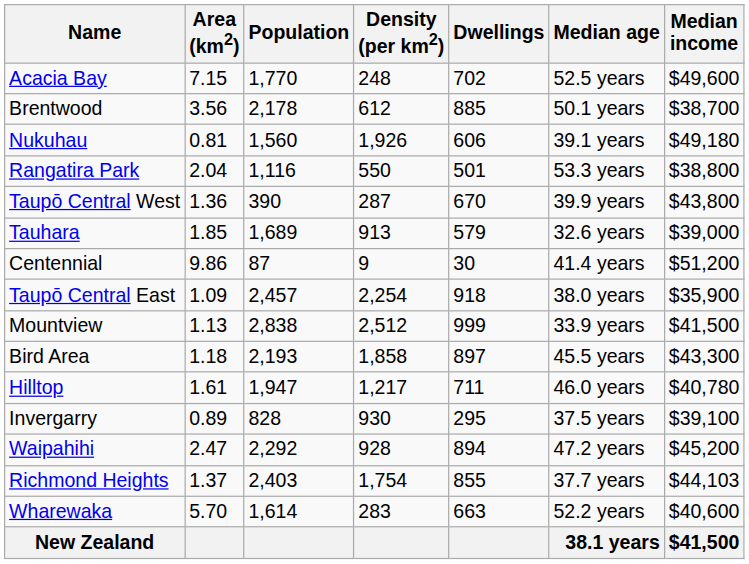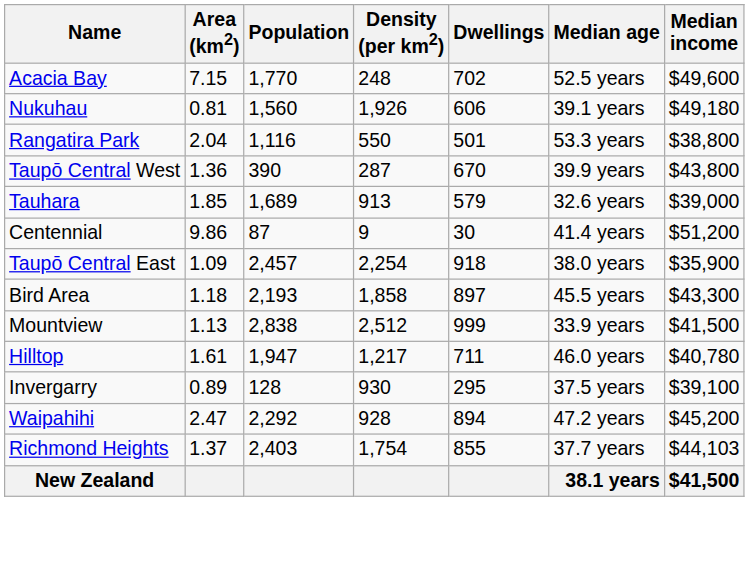- row: (56, 109)
rows swapped: (56, 325) <-> (49, 356)
(265, 418) 828 -> (265, 387) 128
- row: (61, 511)
